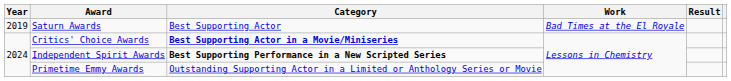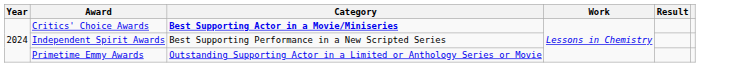- row: (67, 26)
(308, 55) bold -> (308, 40) normal
